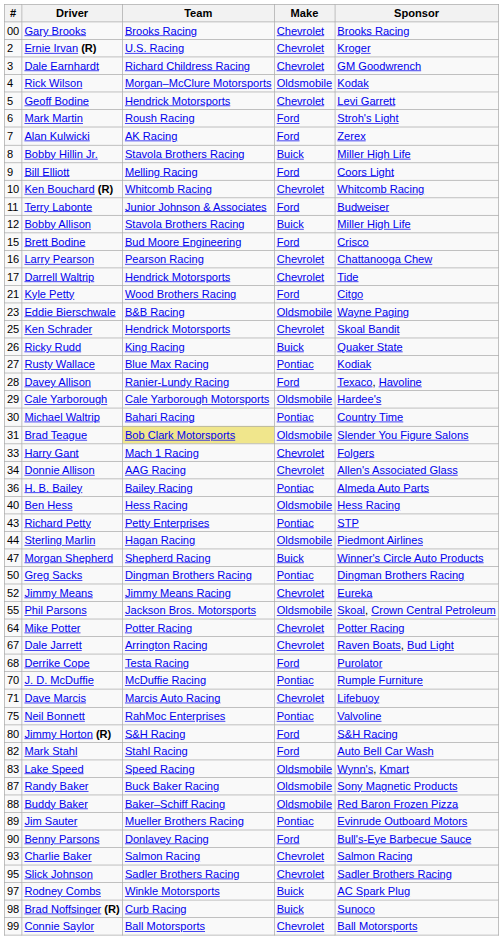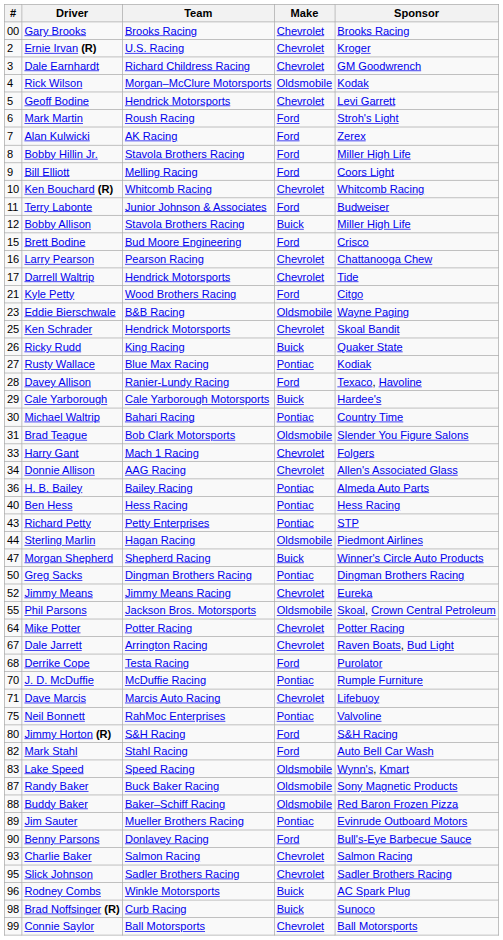(290, 154) Buick -> (288, 154) Ford
(304, 400) Oldsmobile -> (290, 400) Buick
(180, 435) khaki background -> (180, 435) no background
(304, 505) Oldsmobile -> (295, 505) Pontiac
(13, 892) 97 -> (13, 892) 96
